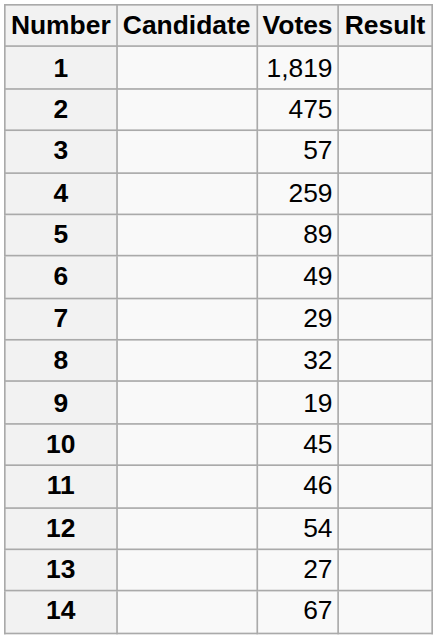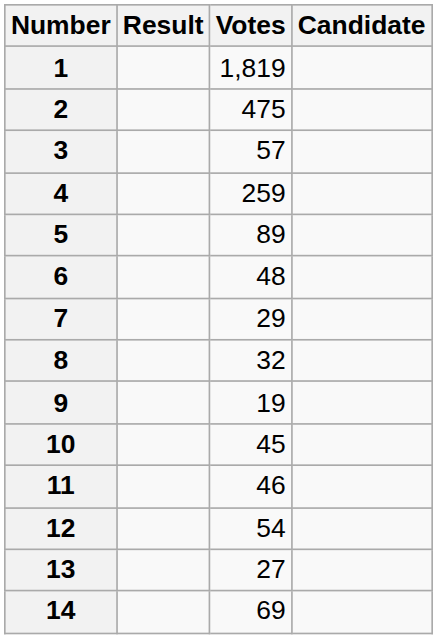columns swapped: (187, 25) <-> (385, 25)
(318, 276) 49 -> (271, 276) 48
(318, 611) 67 -> (271, 611) 69
